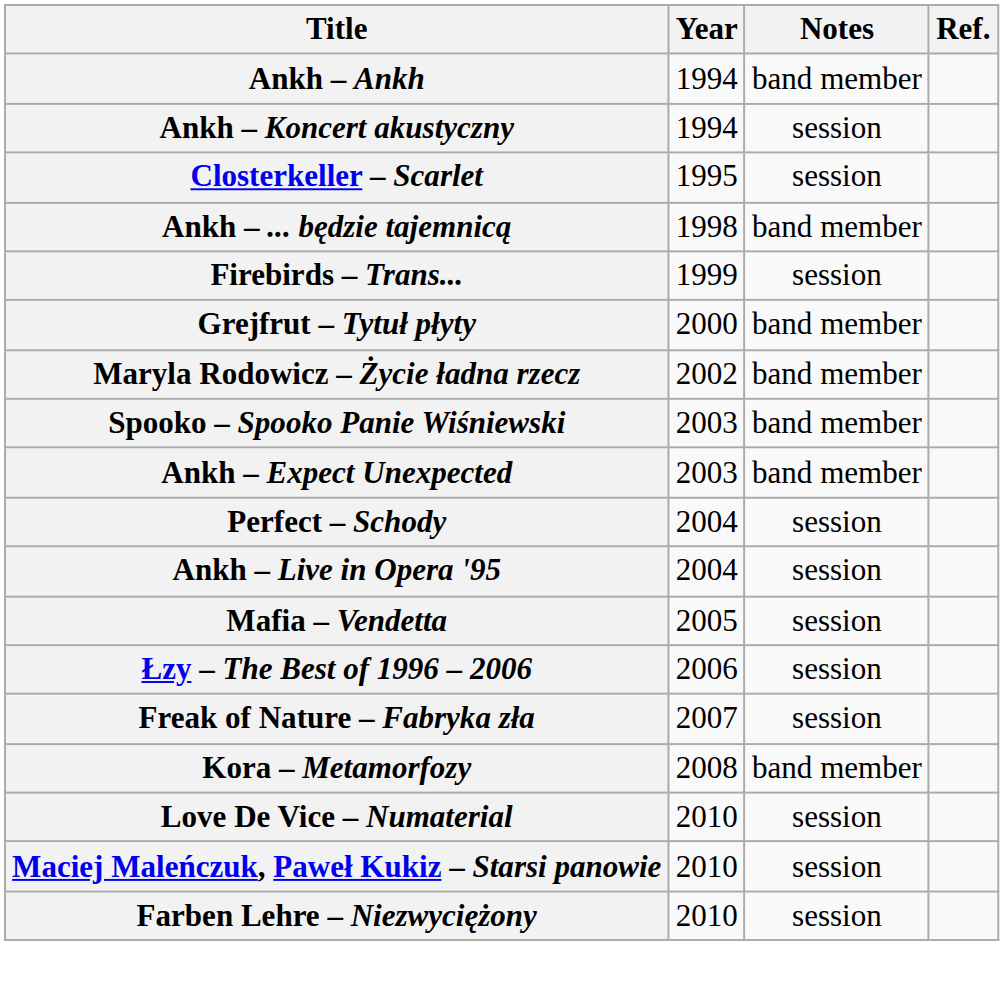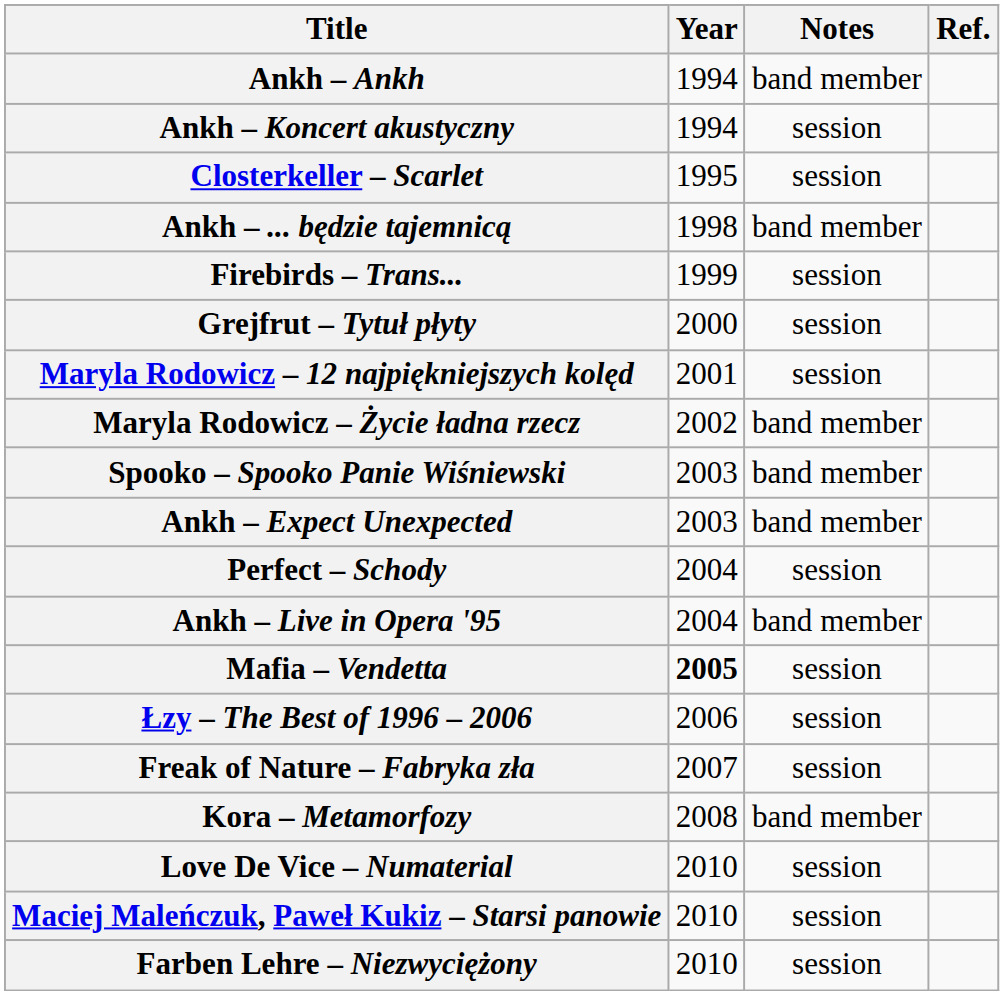(837, 324) band member -> (837, 324) session
+ row: (337, 373)
(837, 570) session -> (837, 619) band member
(707, 619) normal -> (707, 669) bold
